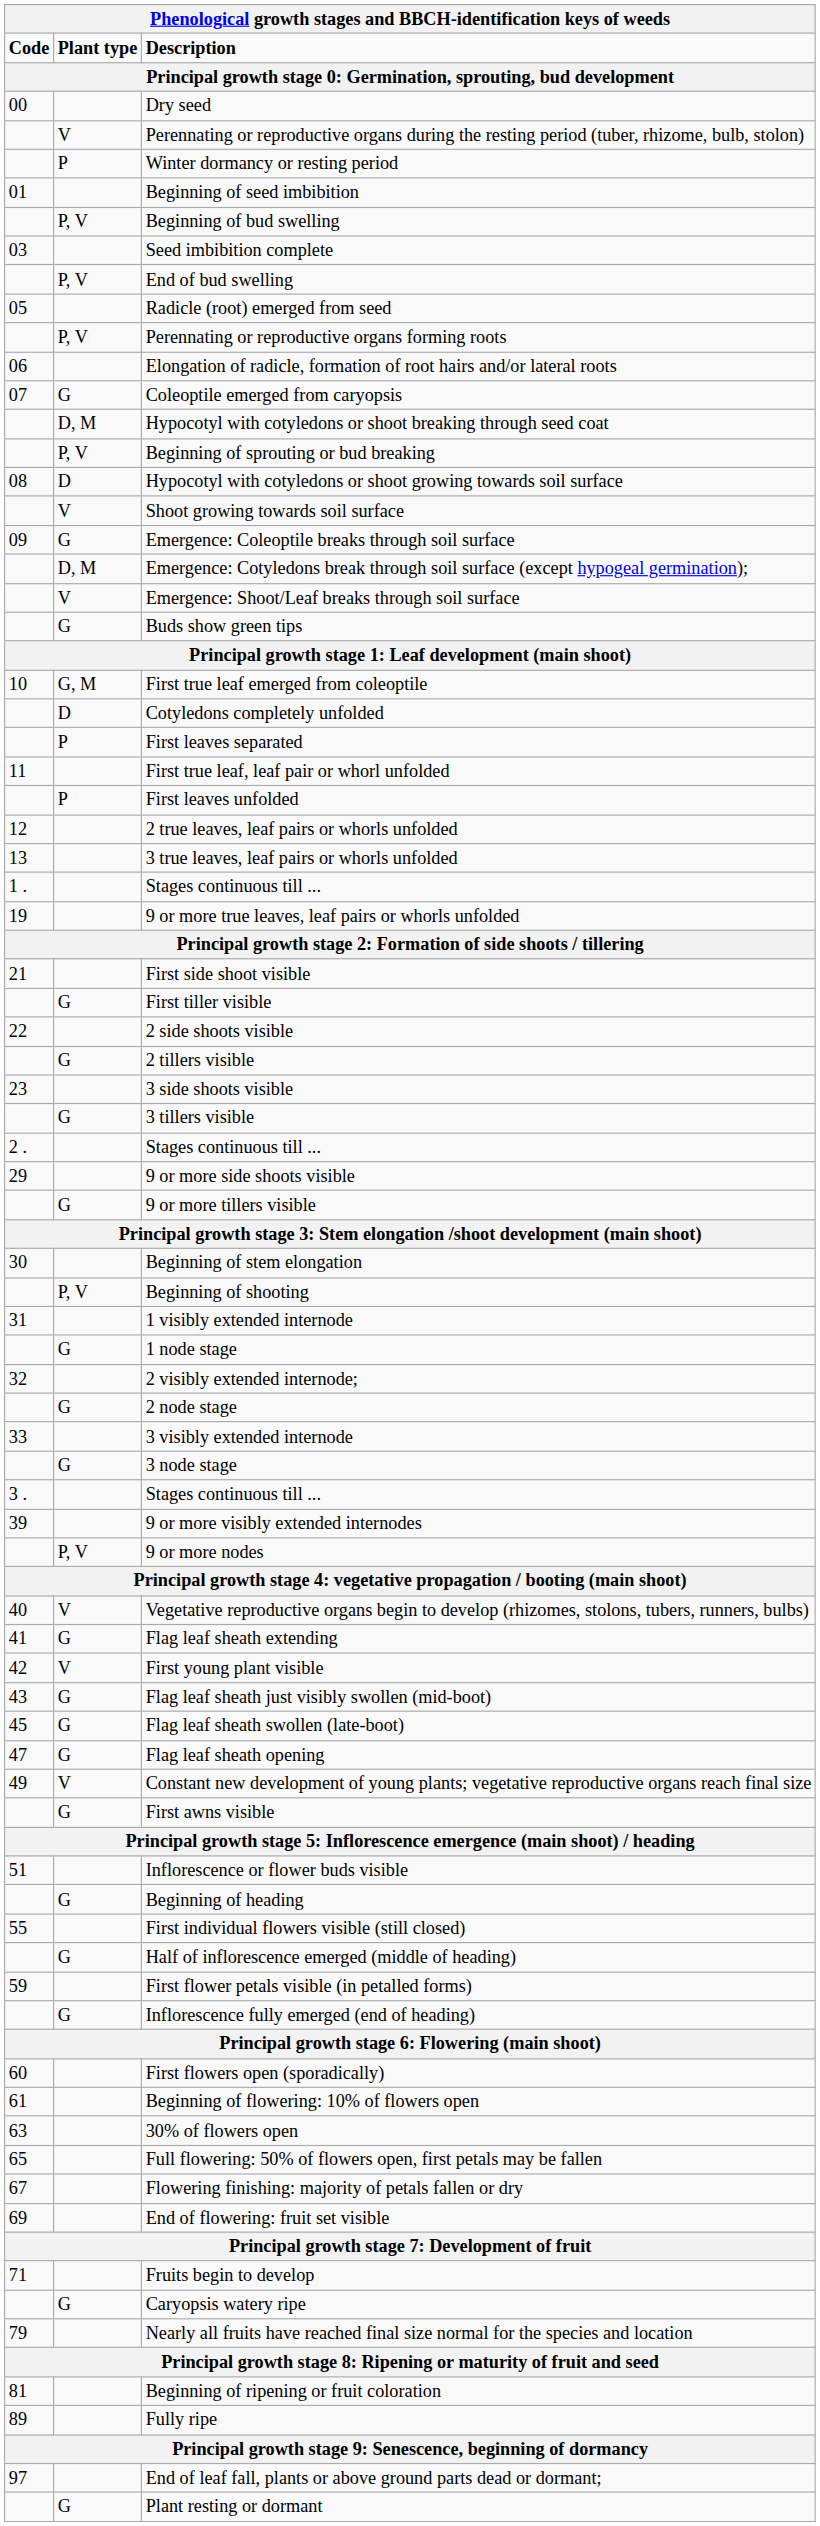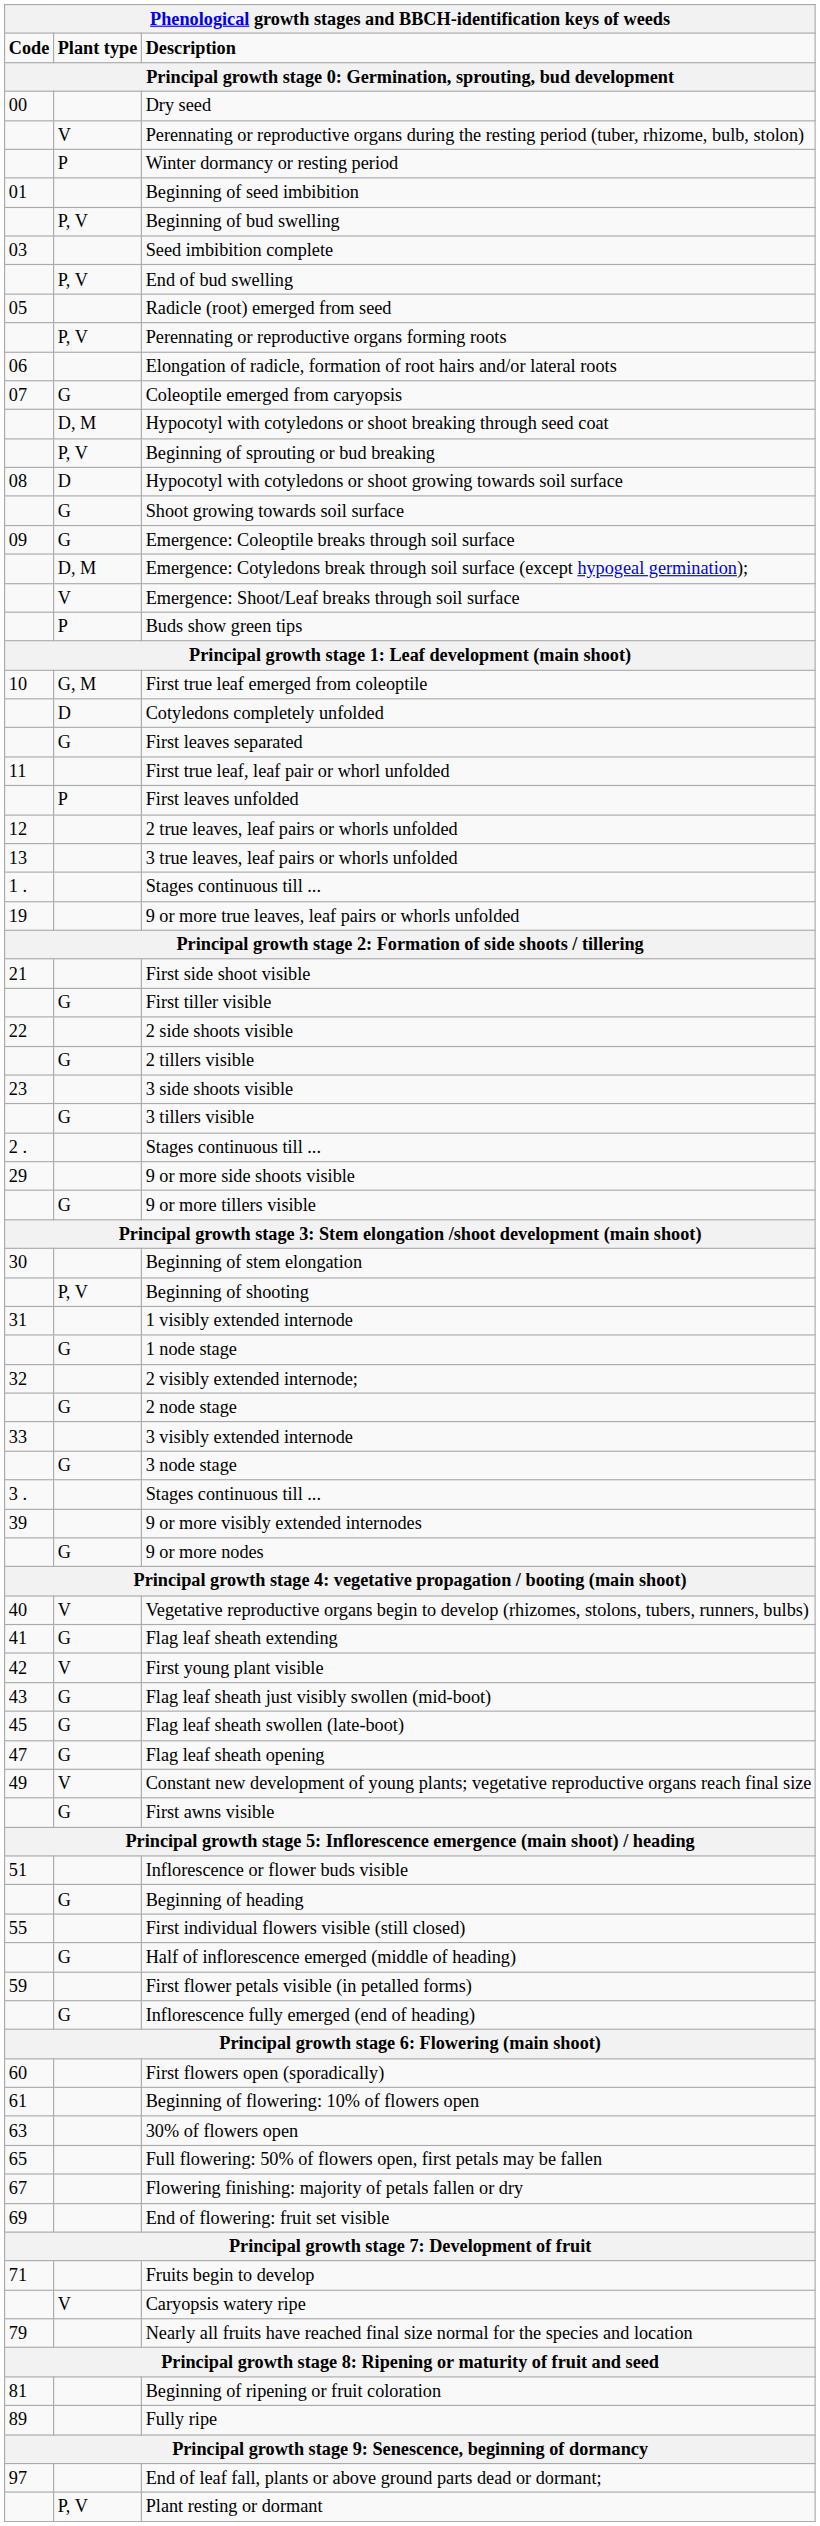(64, 510) V -> (64, 510) G
(64, 626) G -> (63, 626) P
(63, 742) P -> (64, 742) G
(73, 1552) P, V -> (64, 1552) G
(64, 2304) G -> (64, 2304) V
(64, 2506) G -> (73, 2506) P, V
